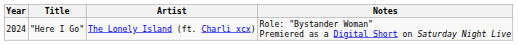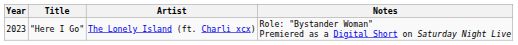(16, 29) 2024 -> (16, 29) 2023
